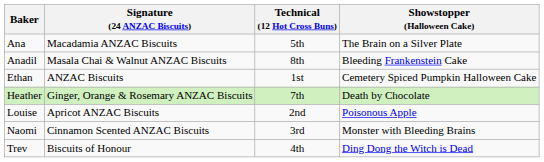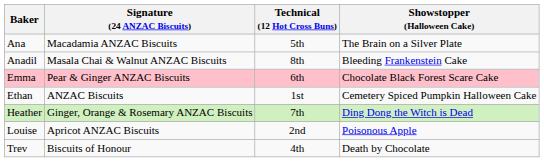+ row: (21, 78)
(386, 95) Death by Chocolate -> (407, 113) Ding Dong the Witch is Dead
- row: (22, 130)
(407, 148) Ding Dong the Witch is Dead -> (386, 148) Death by Chocolate
